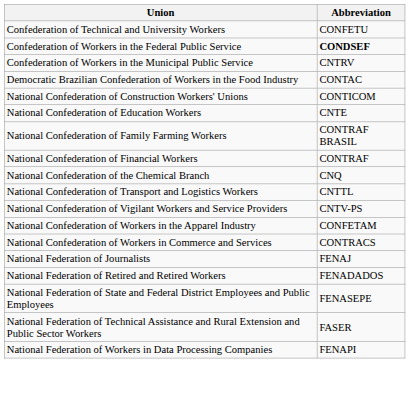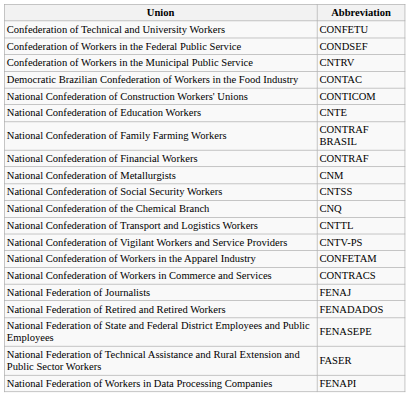(345, 46) bold -> (343, 46) normal
+ row: (91, 175)
+ row: (115, 192)
